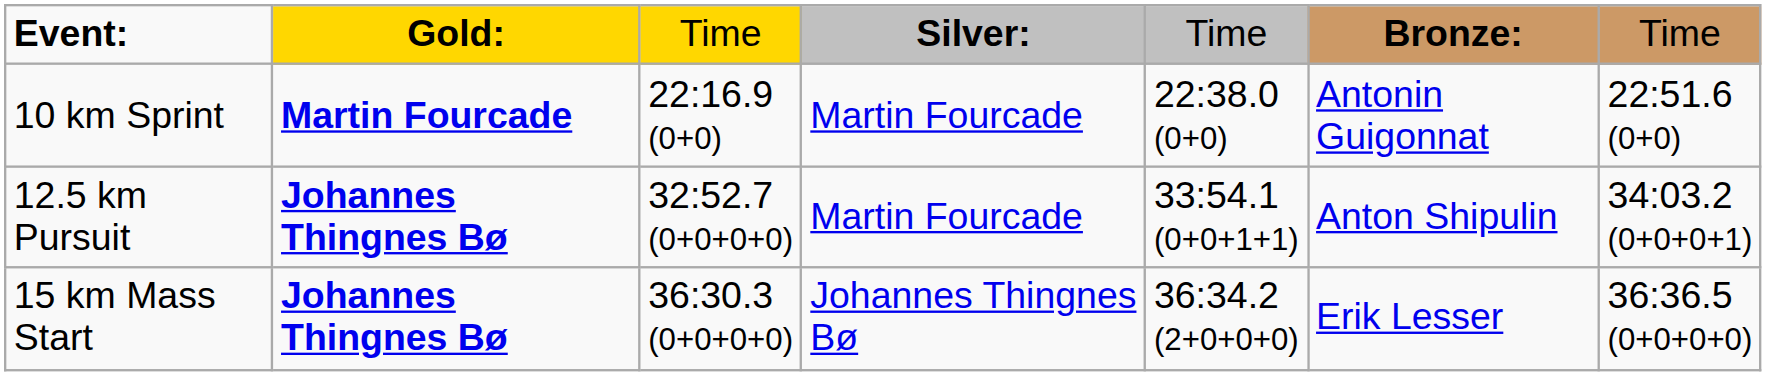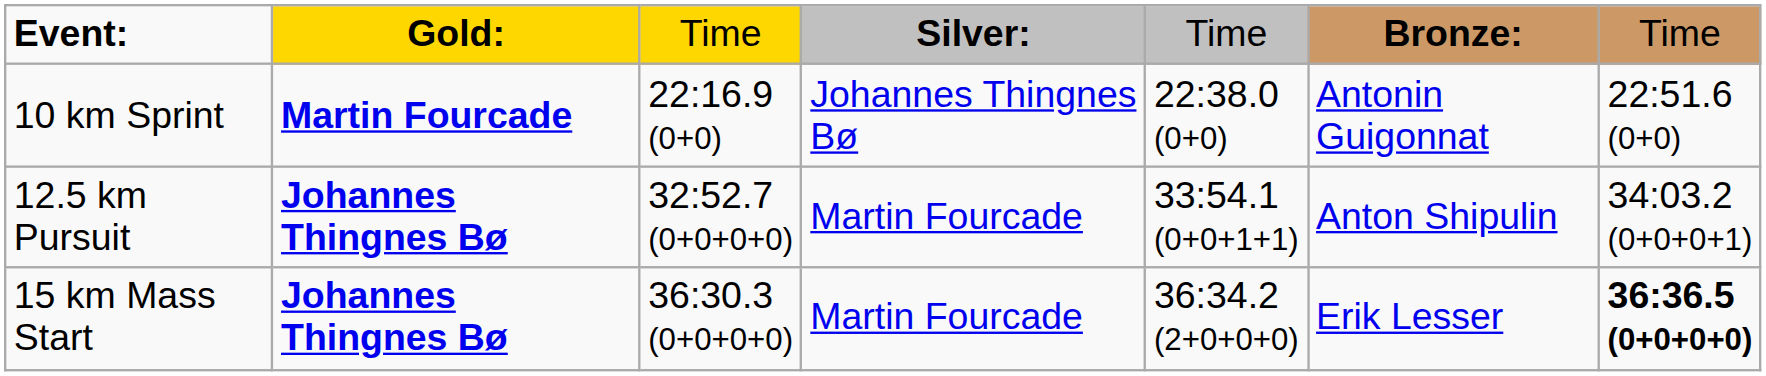(947, 114) Martin Fourcade -> (973, 114) Johannes Thingnes Bø
(973, 317) Johannes Thingnes Bø -> (947, 317) Martin Fourcade
(1680, 317) normal -> (1680, 317) bold
